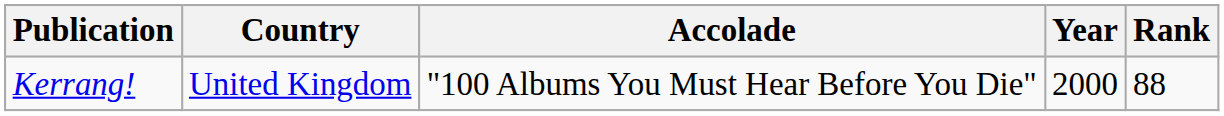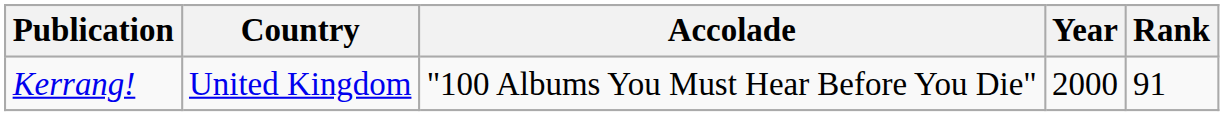(1150, 82) 88 -> (1150, 82) 91
